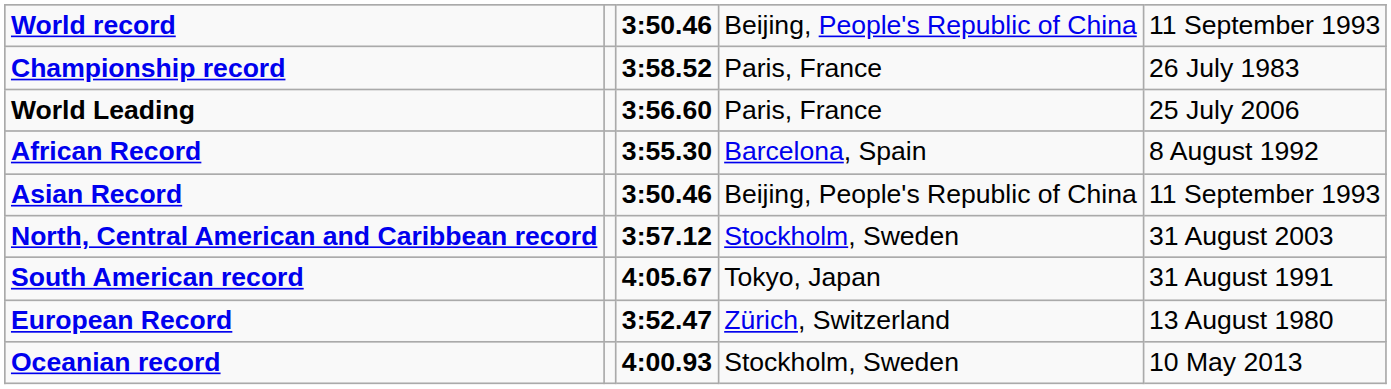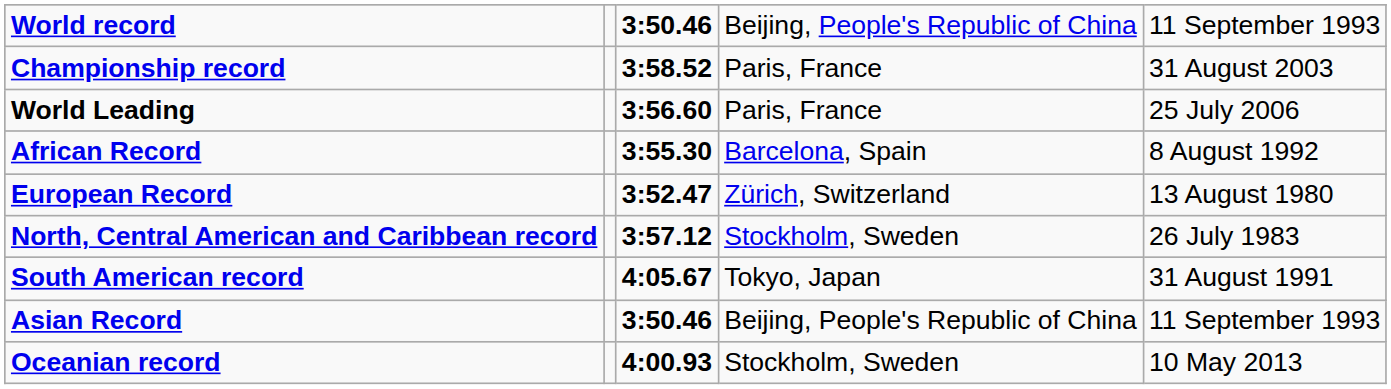(1224, 67) 26 July 1983 -> (1241, 67) 31 August 2003
rows swapped: (97, 194) <-> (122, 320)
(1241, 236) 31 August 2003 -> (1224, 236) 26 July 1983
